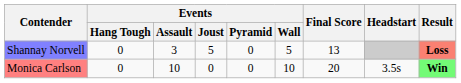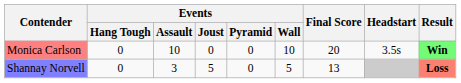rows swapped: (44, 68) <-> (46, 50)
